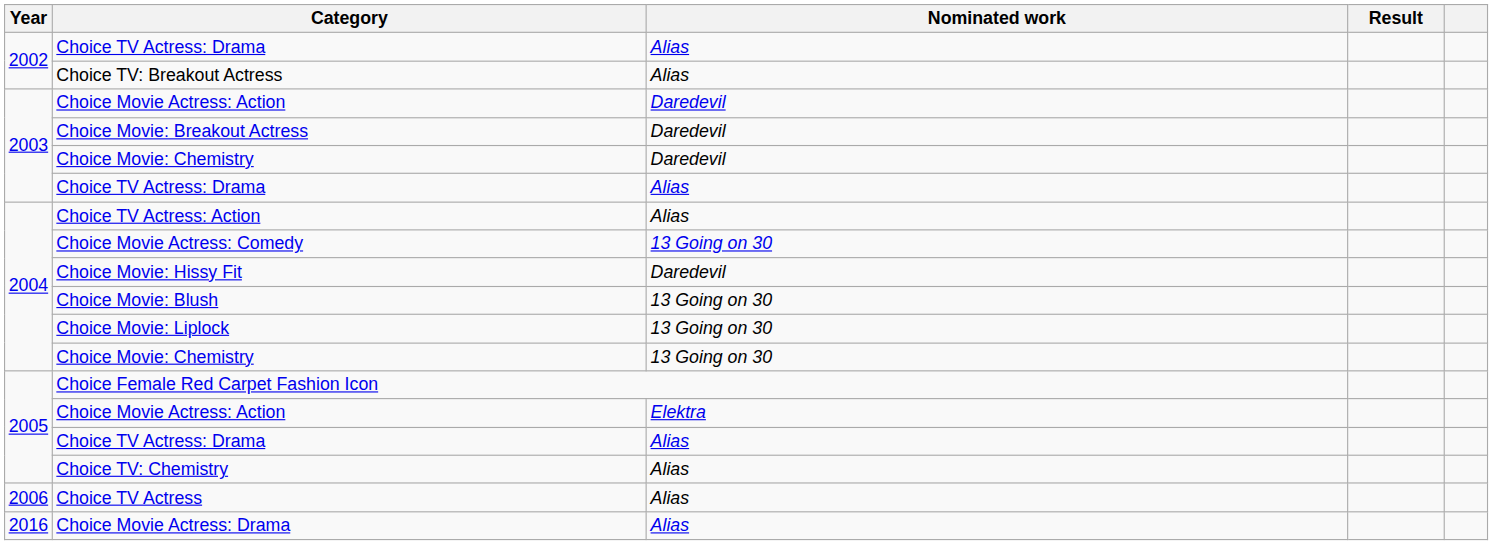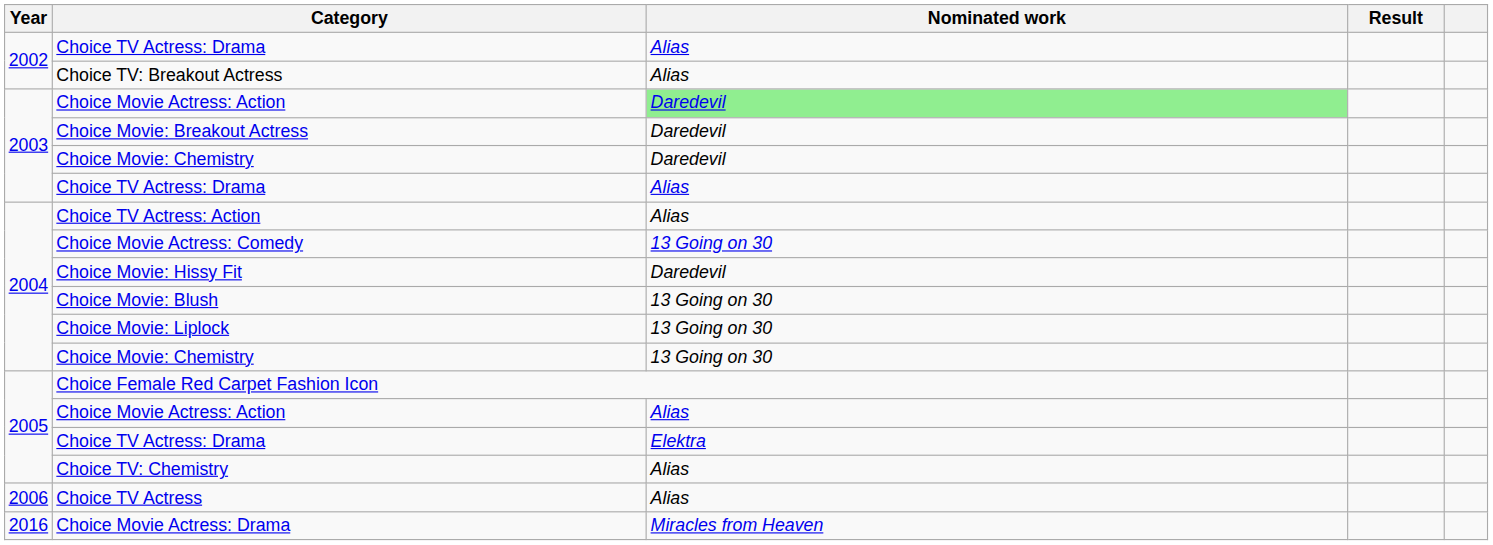(688, 103) no background -> (688, 103) lightgreen background
(678, 412) Elektra -> (670, 412) Alias
(670, 441) Alias -> (678, 441) Elektra
(670, 525) Alias -> (737, 525) Miracles from Heaven
